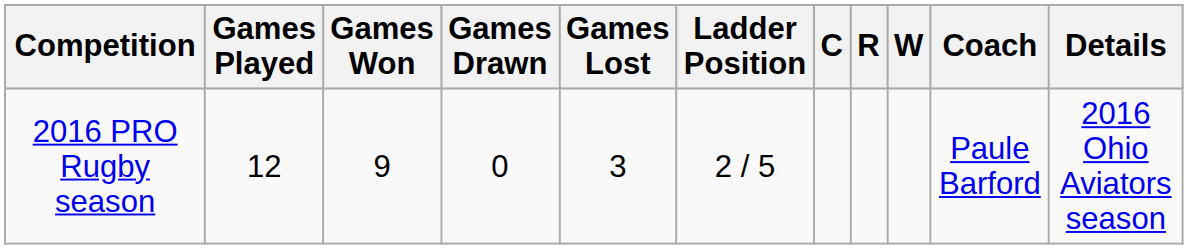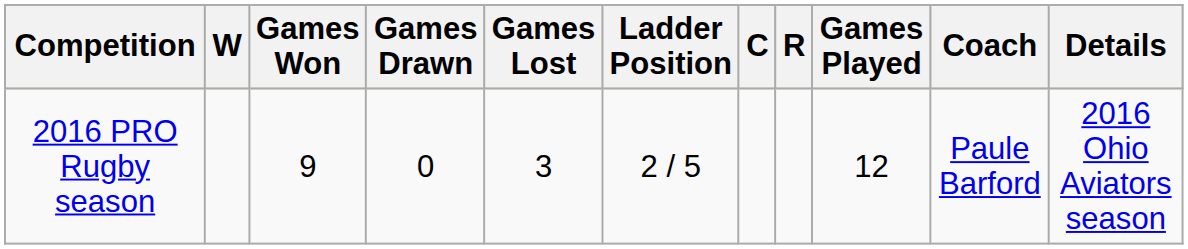columns swapped: (264, 46) <-> (909, 46)
